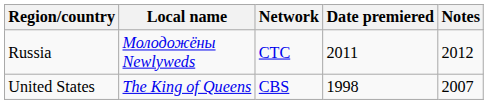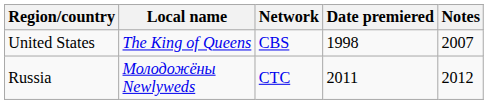rows swapped: (30, 52) <-> (52, 86)
